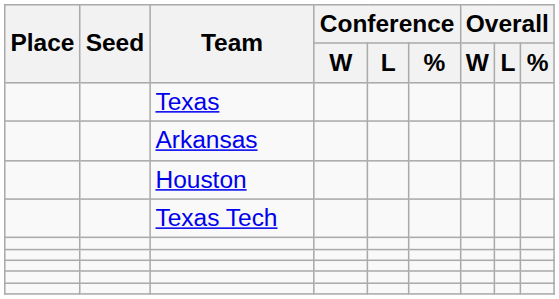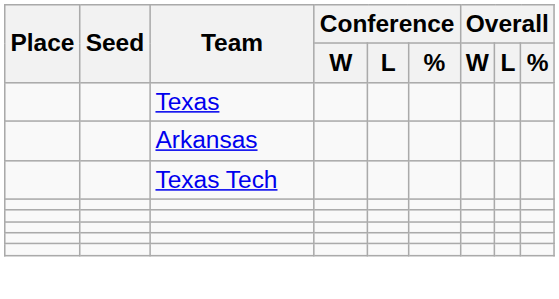- row: (42, 179)
